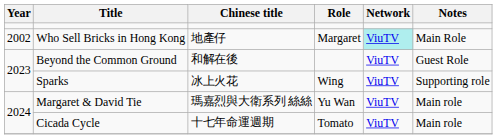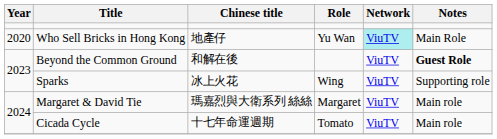(19, 39) 2002 -> (19, 39) 2020
(339, 39) Margaret -> (336, 39) Yu Wan
(442, 60) normal -> (443, 60) bold
(336, 102) Yu Wan -> (339, 102) Margaret
